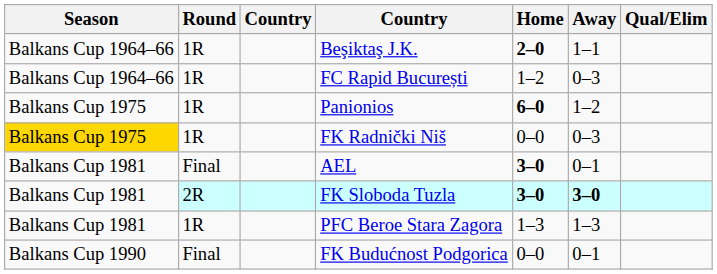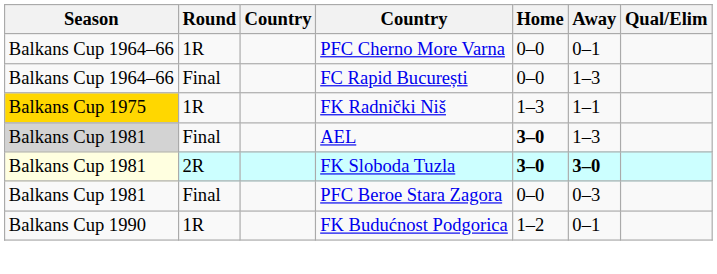+ row: (413, 48)
- row: (369, 48)
(193, 78) 1R -> (201, 78) Final
(530, 78) 1–2 -> (530, 78) 0–0
(586, 78) 0–3 -> (586, 78) 1–3
- row: (357, 107)
(530, 136) 0–0 -> (530, 107) 1–3
(586, 136) 0–3 -> (586, 107) 1–1
(77, 166) no background -> (77, 136) lightgrey background
(586, 166) 0–1 -> (586, 136) 1–3
(77, 195) no background -> (77, 166) lightyellow background
(193, 225) 1R -> (201, 195) Final
(530, 225) 1–3 -> (530, 195) 0–0
(586, 225) 1–3 -> (586, 195) 0–3
(201, 254) Final -> (193, 225) 1R
(530, 254) 0–0 -> (530, 225) 1–2
